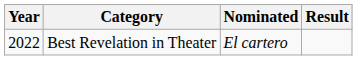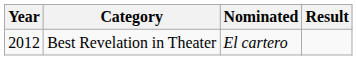(24, 42) 2022 -> (24, 42) 2012
